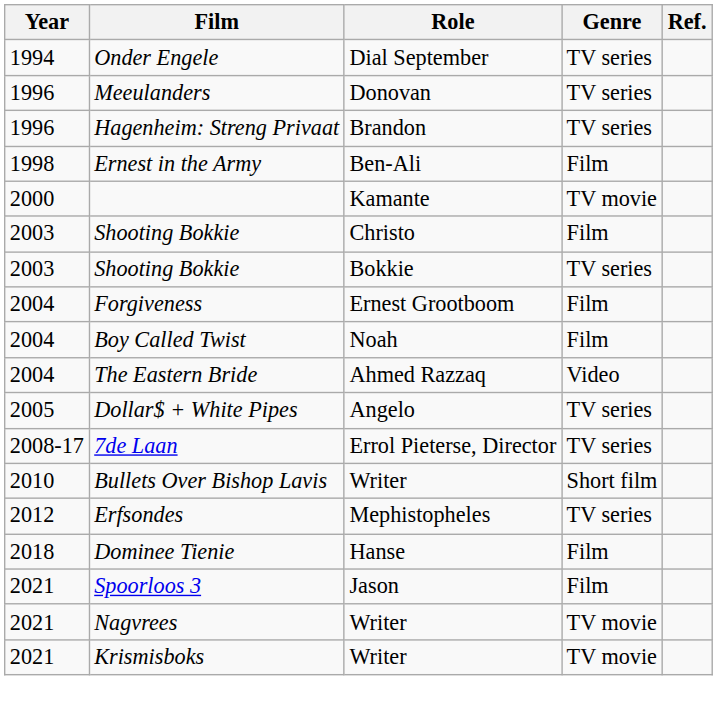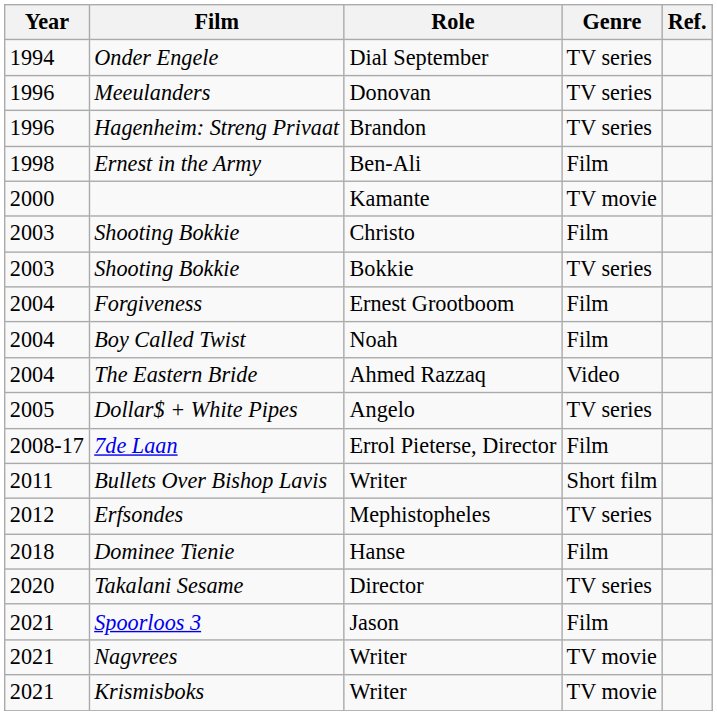(609, 445) TV series -> (588, 445) Film
(32, 480) 2010 -> (32, 480) 2011
+ row: (169, 586)
